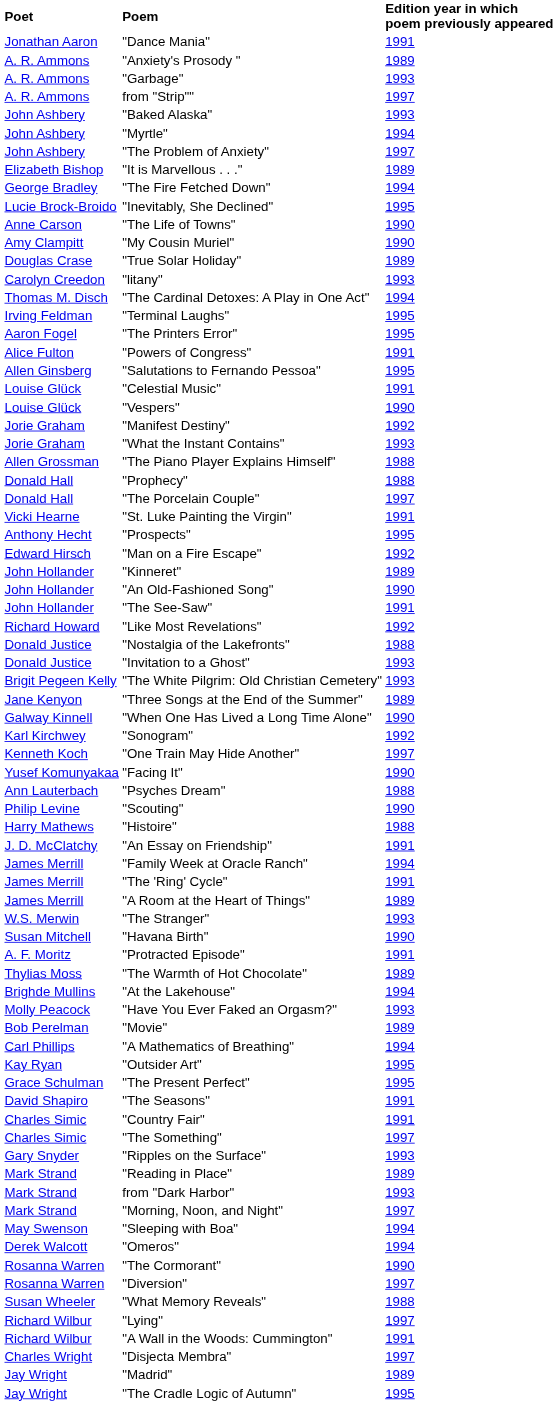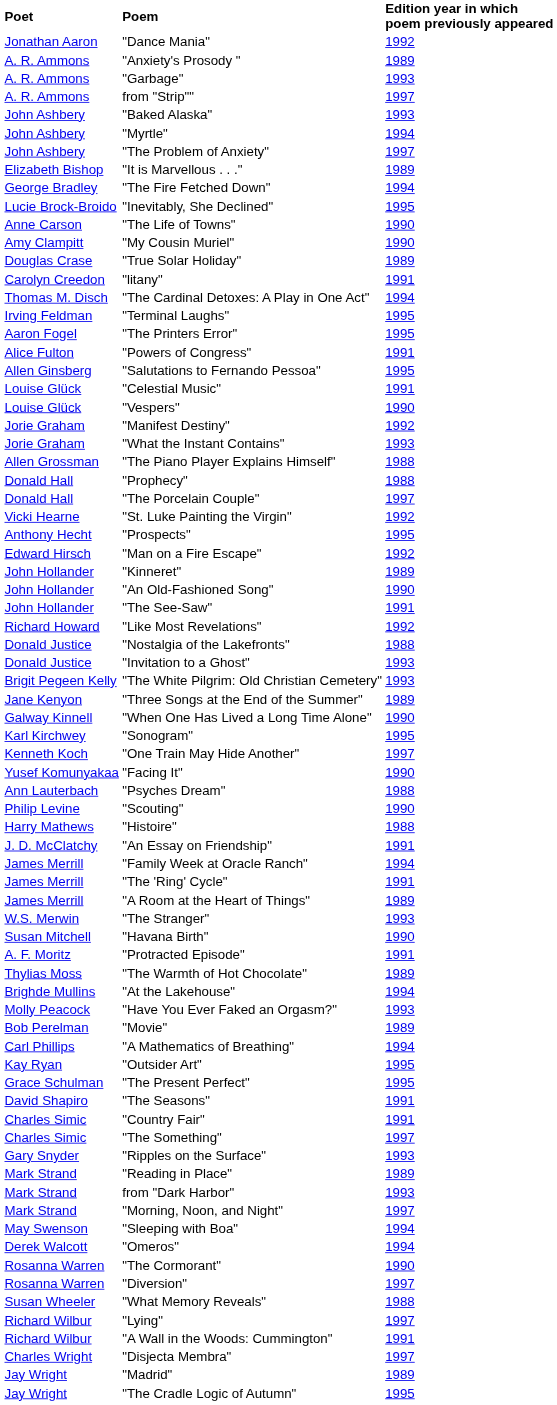(400, 42) 1991 -> (400, 42) 1992
(400, 279) 1993 -> (400, 279) 1991
(400, 517) 1991 -> (400, 517) 1992
(400, 736) 1992 -> (400, 736) 1995
